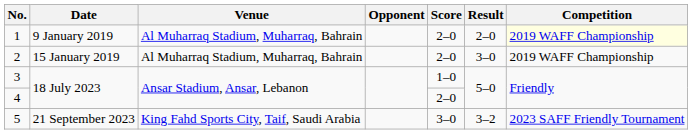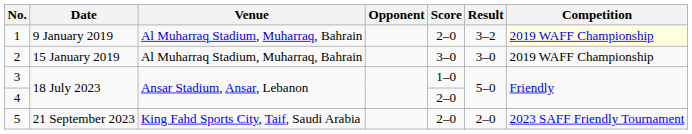(486, 35) 2–0 -> (486, 35) 3–2
(446, 56) 2–0 -> (446, 56) 3–0
(446, 118) 3–0 -> (446, 118) 2–0
(486, 118) 3–2 -> (486, 118) 2–0
